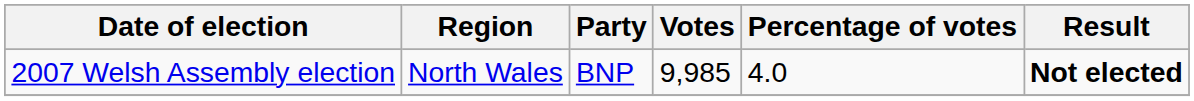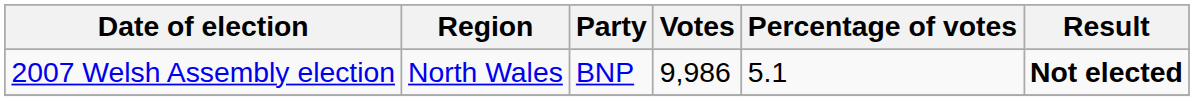(695, 71) 9,985 -> (695, 71) 9,986
(768, 71) 4.0 -> (768, 71) 5.1
